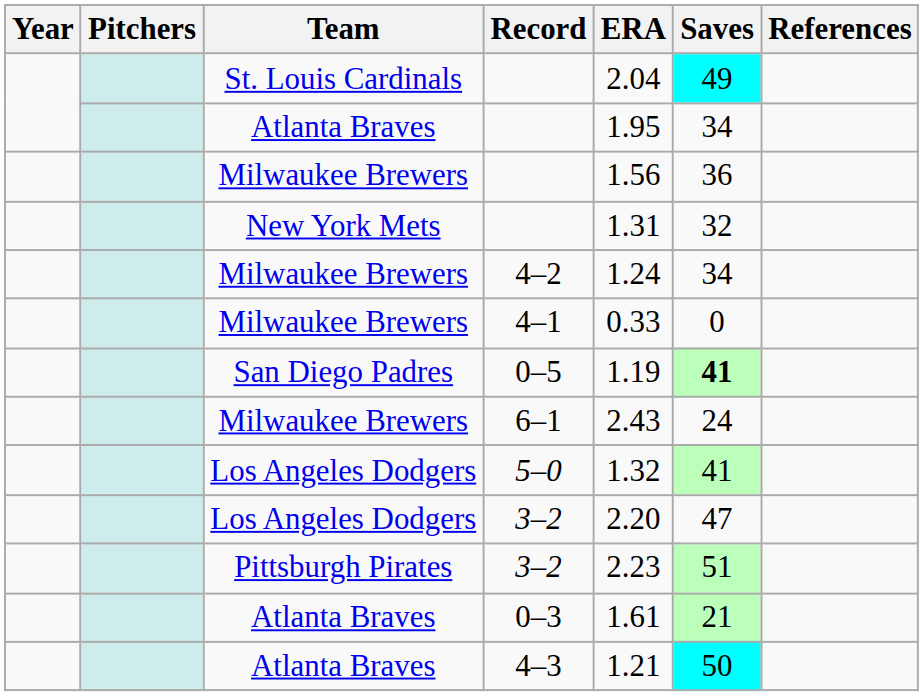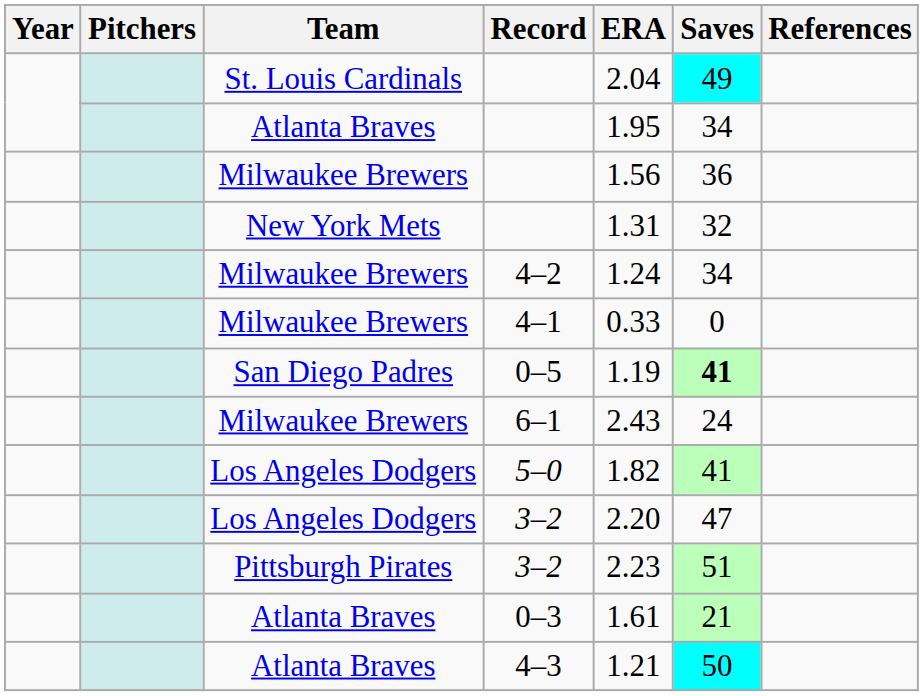(633, 469) 1.32 -> (633, 469) 1.82
